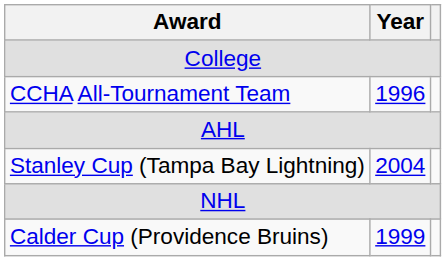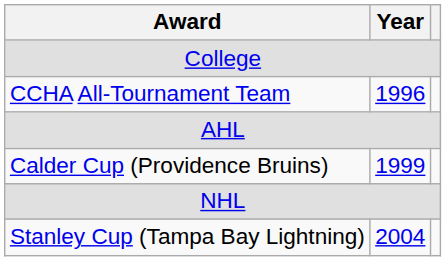rows swapped: (169, 237) <-> (187, 165)
